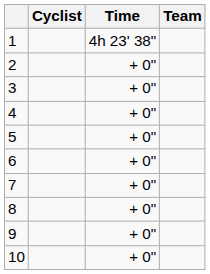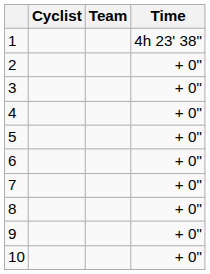columns swapped: (183, 16) <-> (122, 16)
